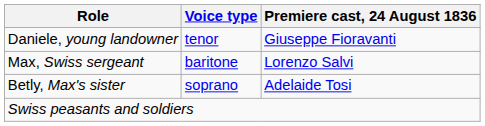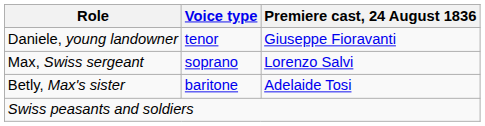(211, 62) baritone -> (211, 62) soprano
(211, 86) soprano -> (211, 86) baritone
